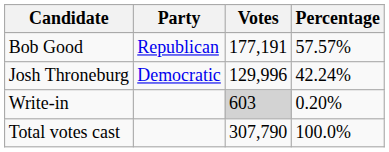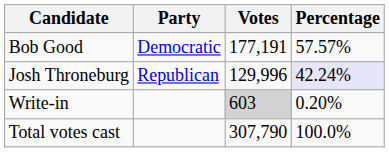(178, 47) Republican -> (179, 47) Democratic
(179, 75) Democratic -> (178, 75) Republican
(323, 75) no background -> (323, 75) lavender background
